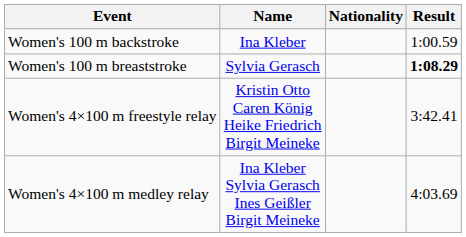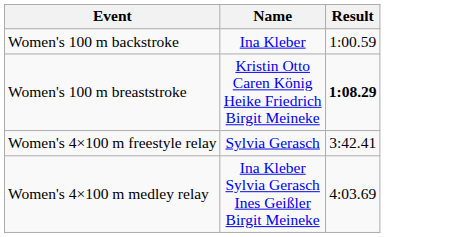- column: (366, 16)
(273, 66) Sylvia Gerasch -> (273, 92) Kristin Otto Caren König Heike Friedrich Birgit Meineke
(273, 116) Kristin Otto Caren König Heike Friedrich Birgit Meineke -> (273, 143) Sylvia Gerasch
